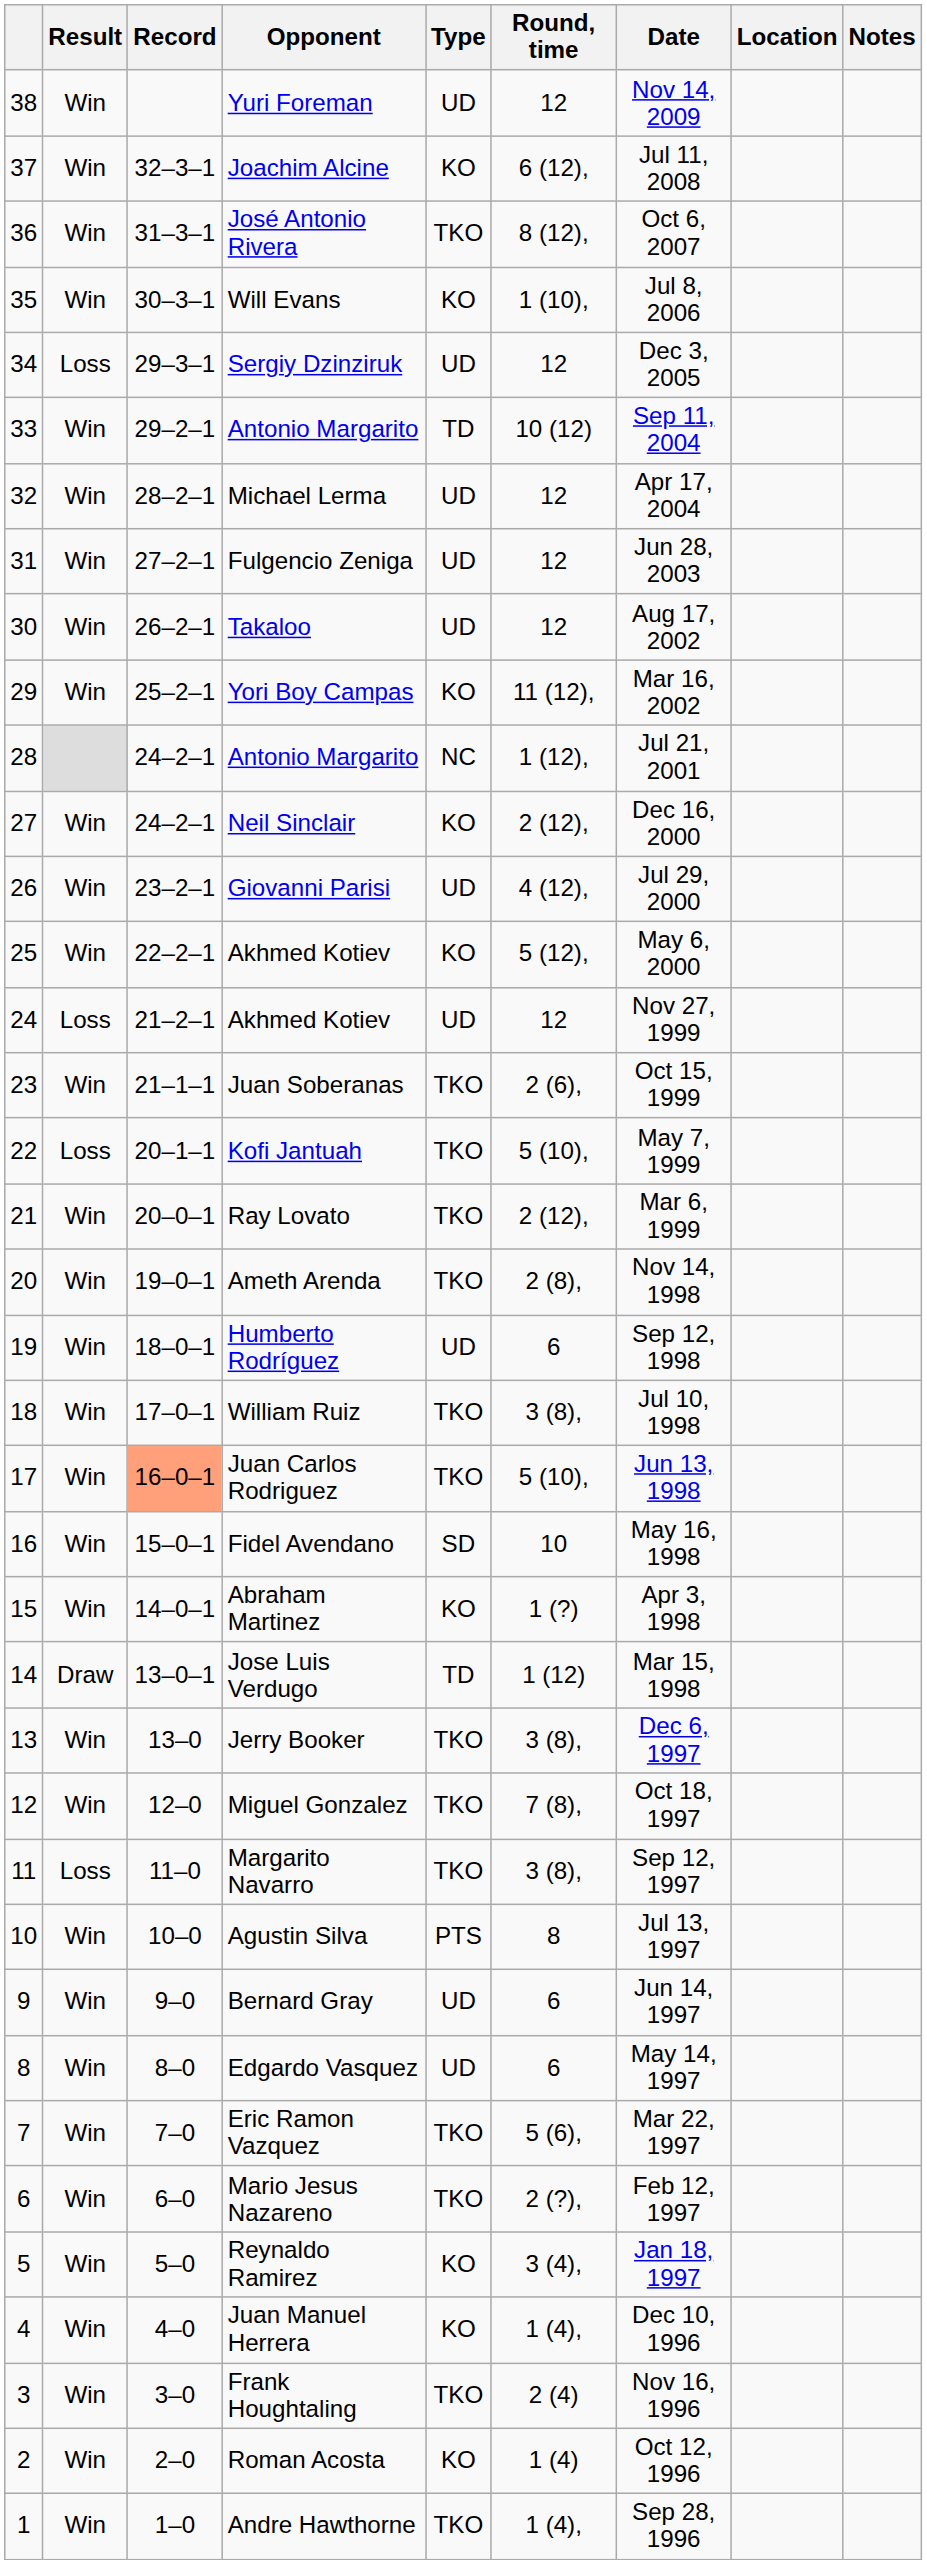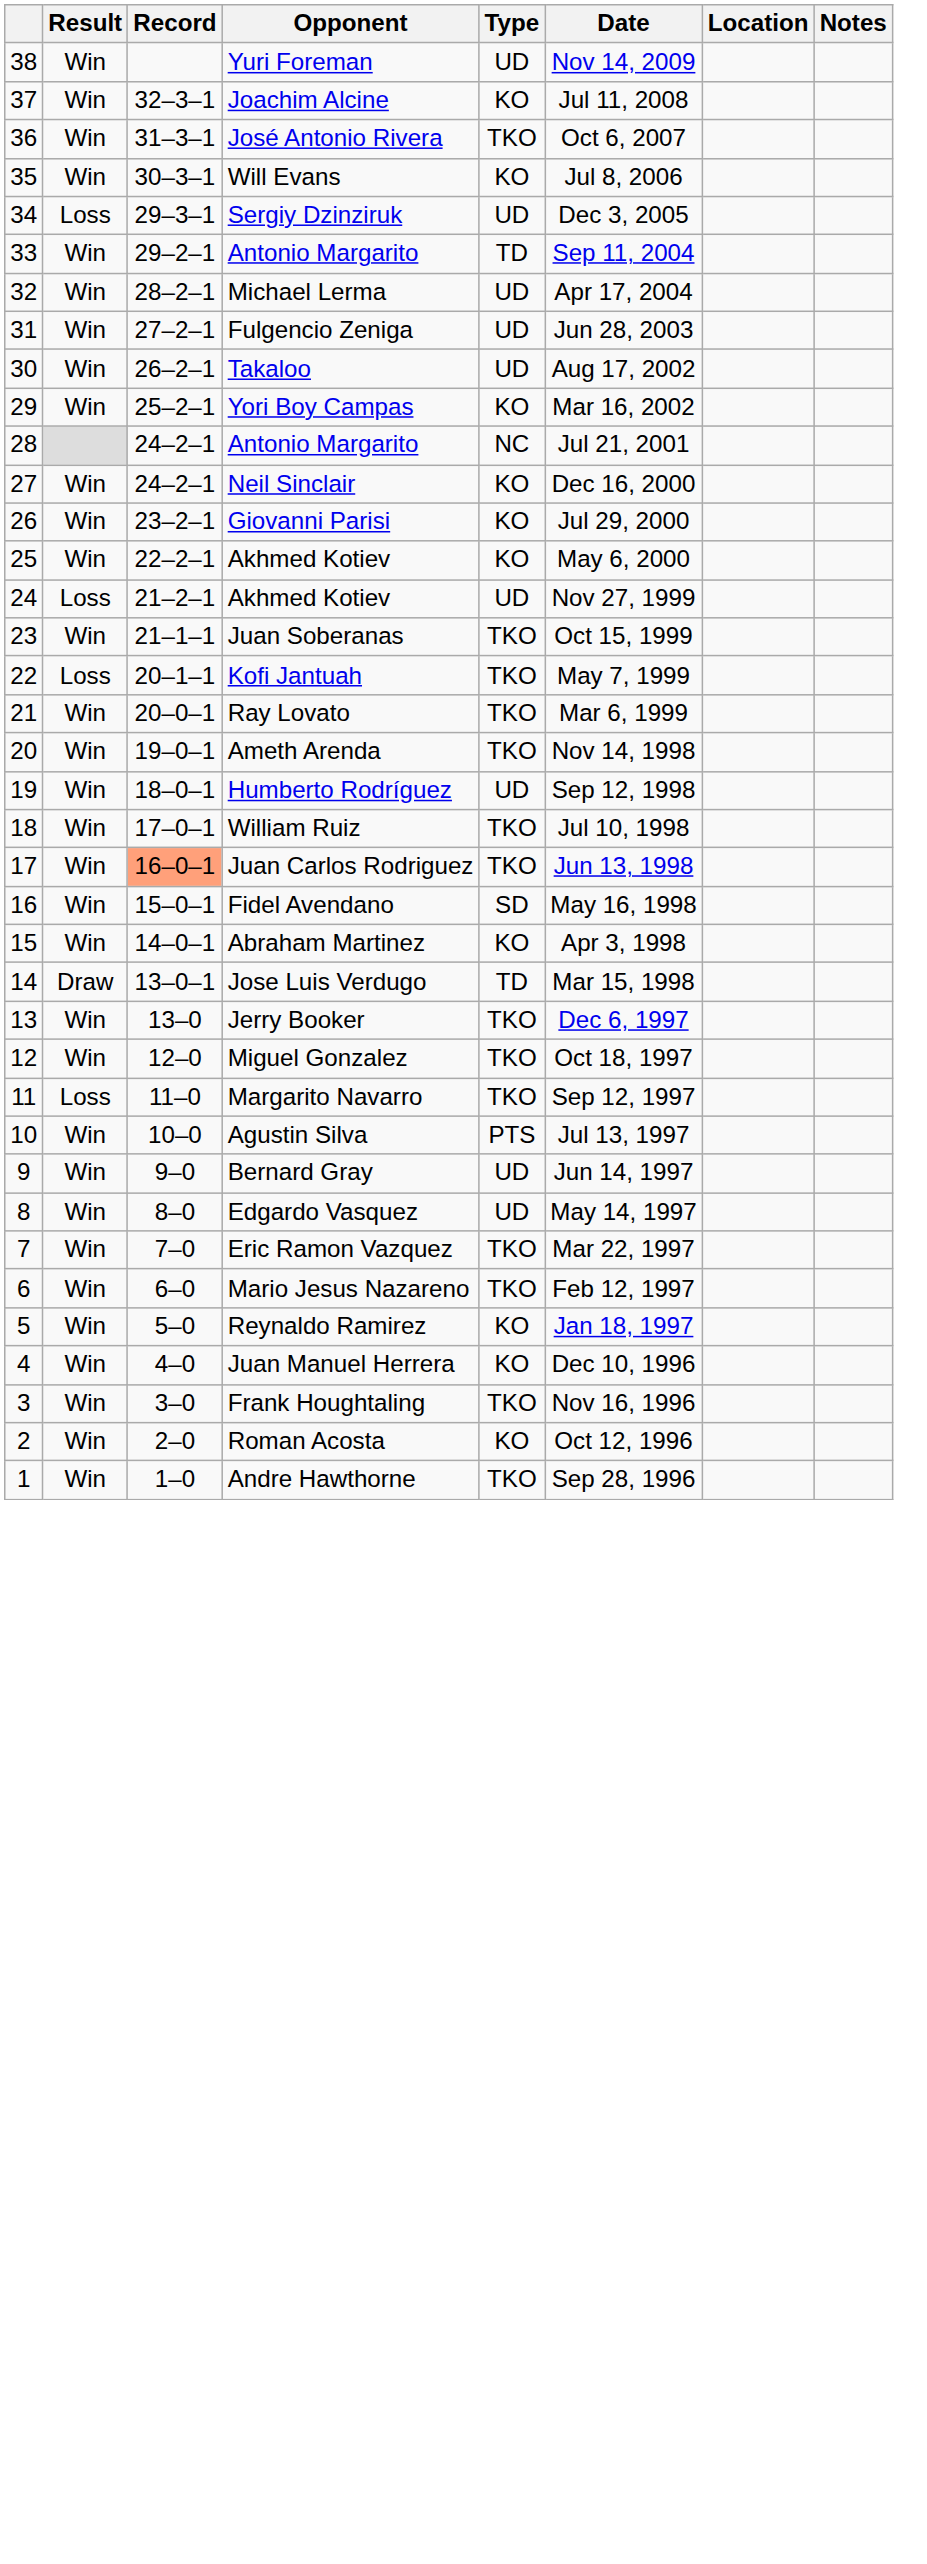- column: (554, 37)
(458, 888) UD -> (512, 521) KO
